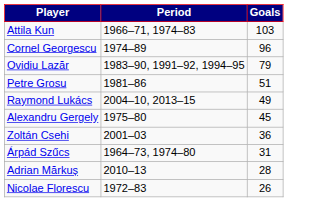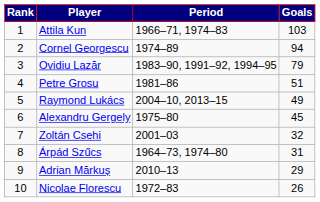+ column: (20, 13)
(265, 48) 96 -> (297, 48) 94
(265, 135) 36 -> (297, 135) 32
(265, 170) 28 -> (297, 170) 29
